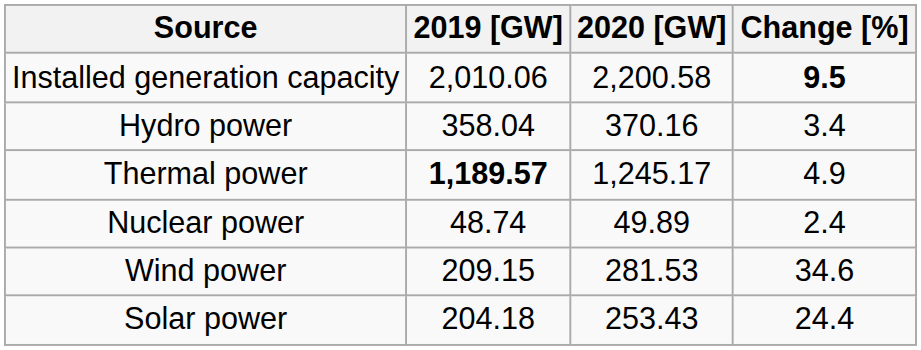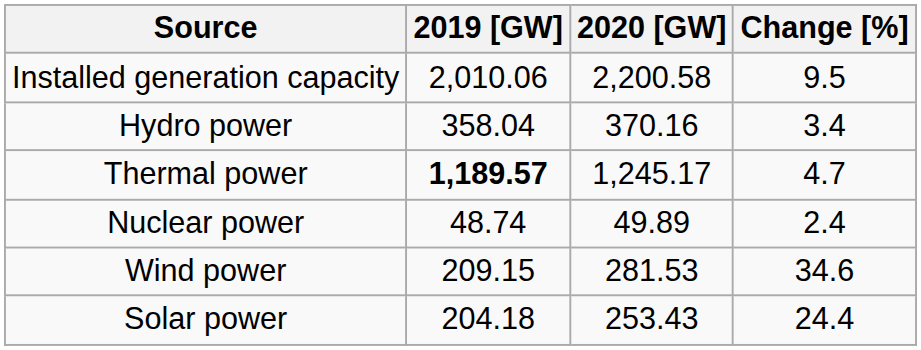(825, 77) bold -> (825, 77) normal
(825, 174) 4.9 -> (825, 174) 4.7
